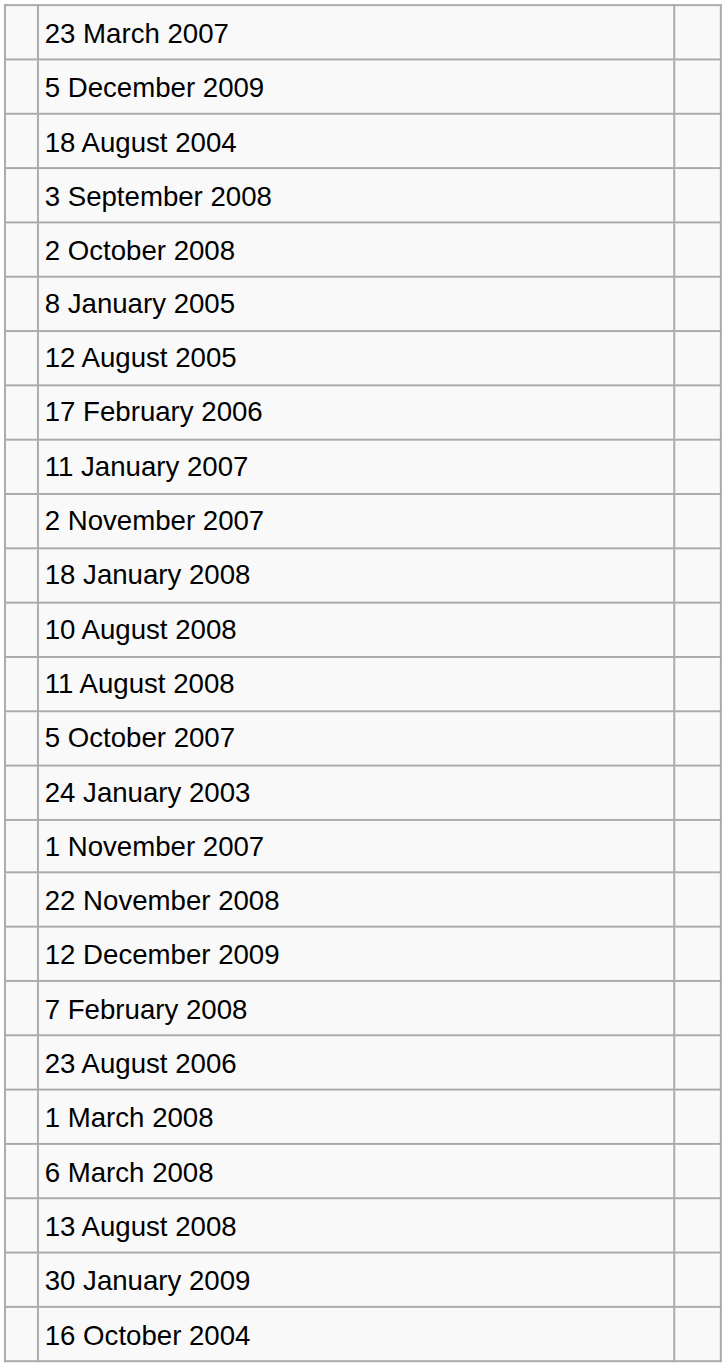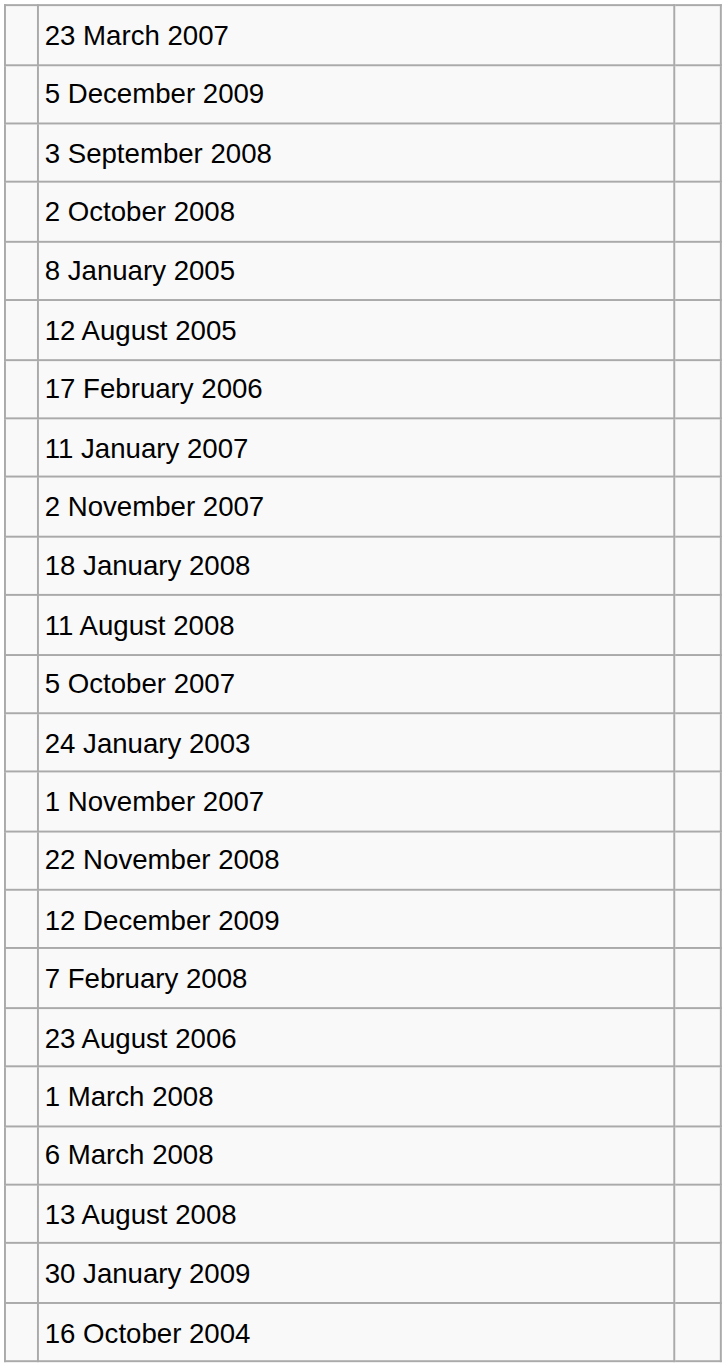- row: (141, 141)
- row: (141, 629)
